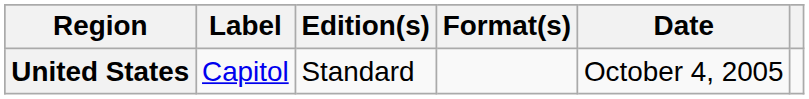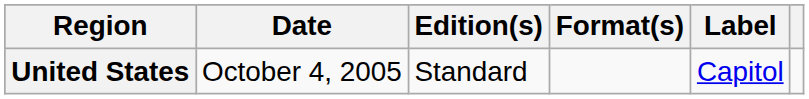columns swapped: (684, 26) <-> (245, 26)
